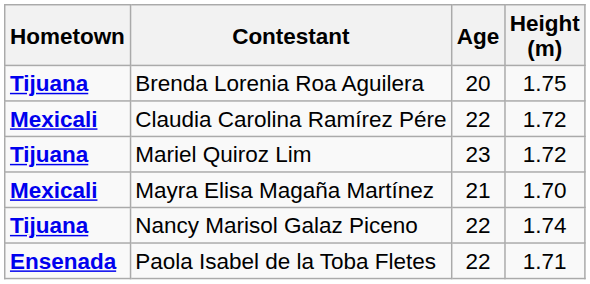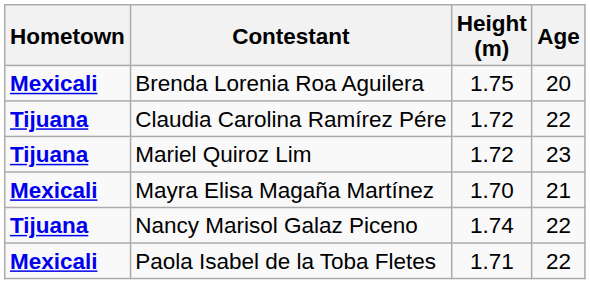columns swapped: (478, 35) <-> (545, 35)
(49, 84) Tijuana -> (54, 84) Mexicali
(54, 119) Mexicali -> (49, 119) Tijuana
(63, 262) Ensenada -> (54, 262) Mexicali
